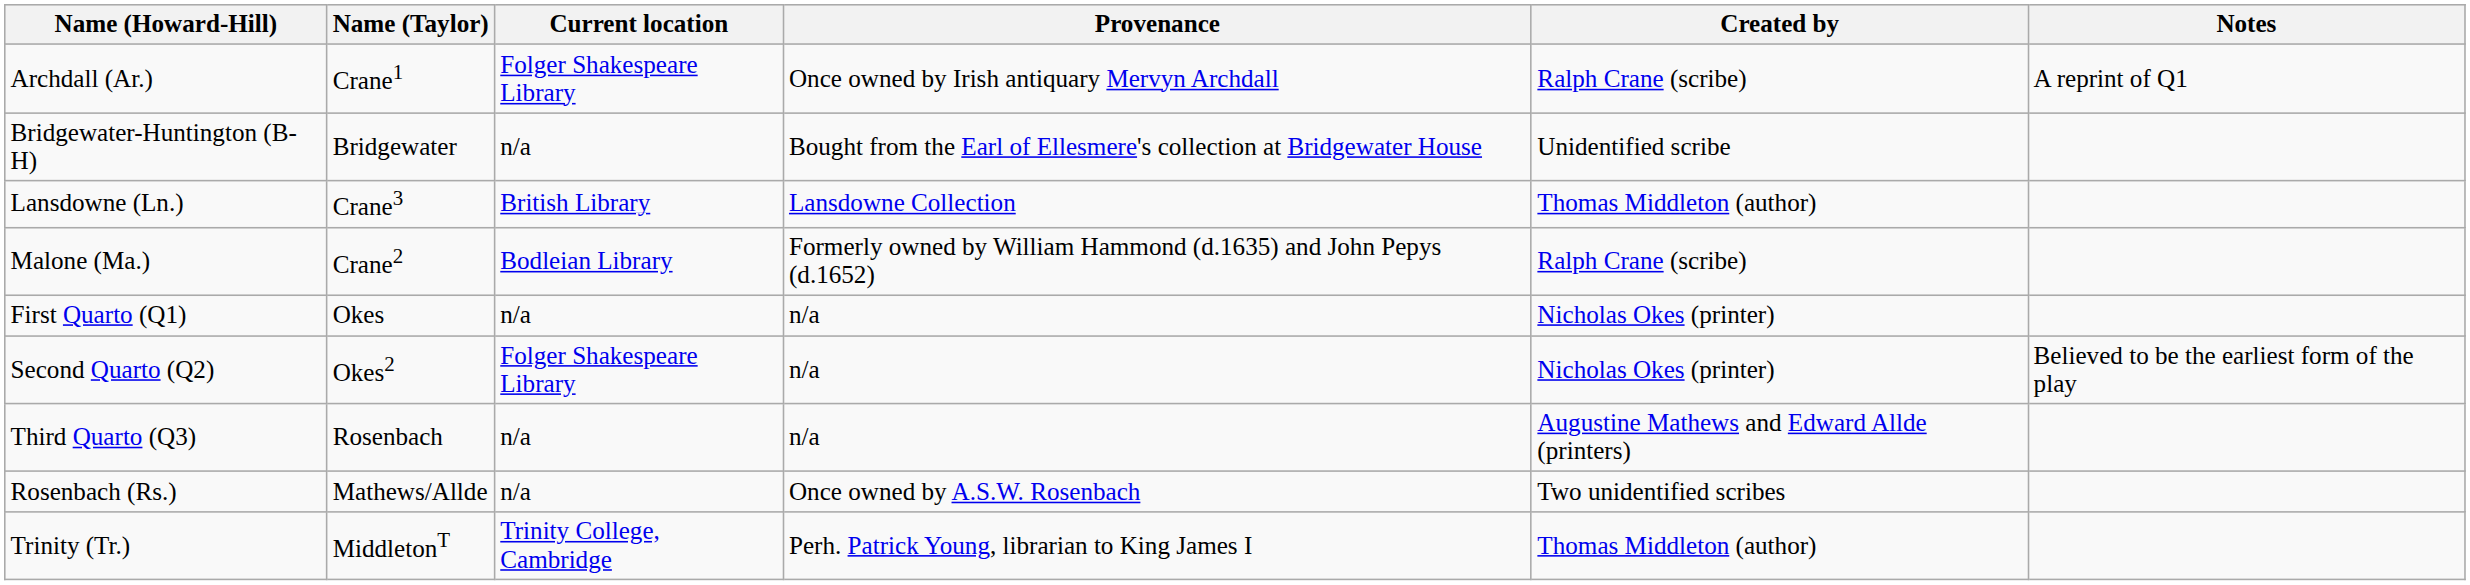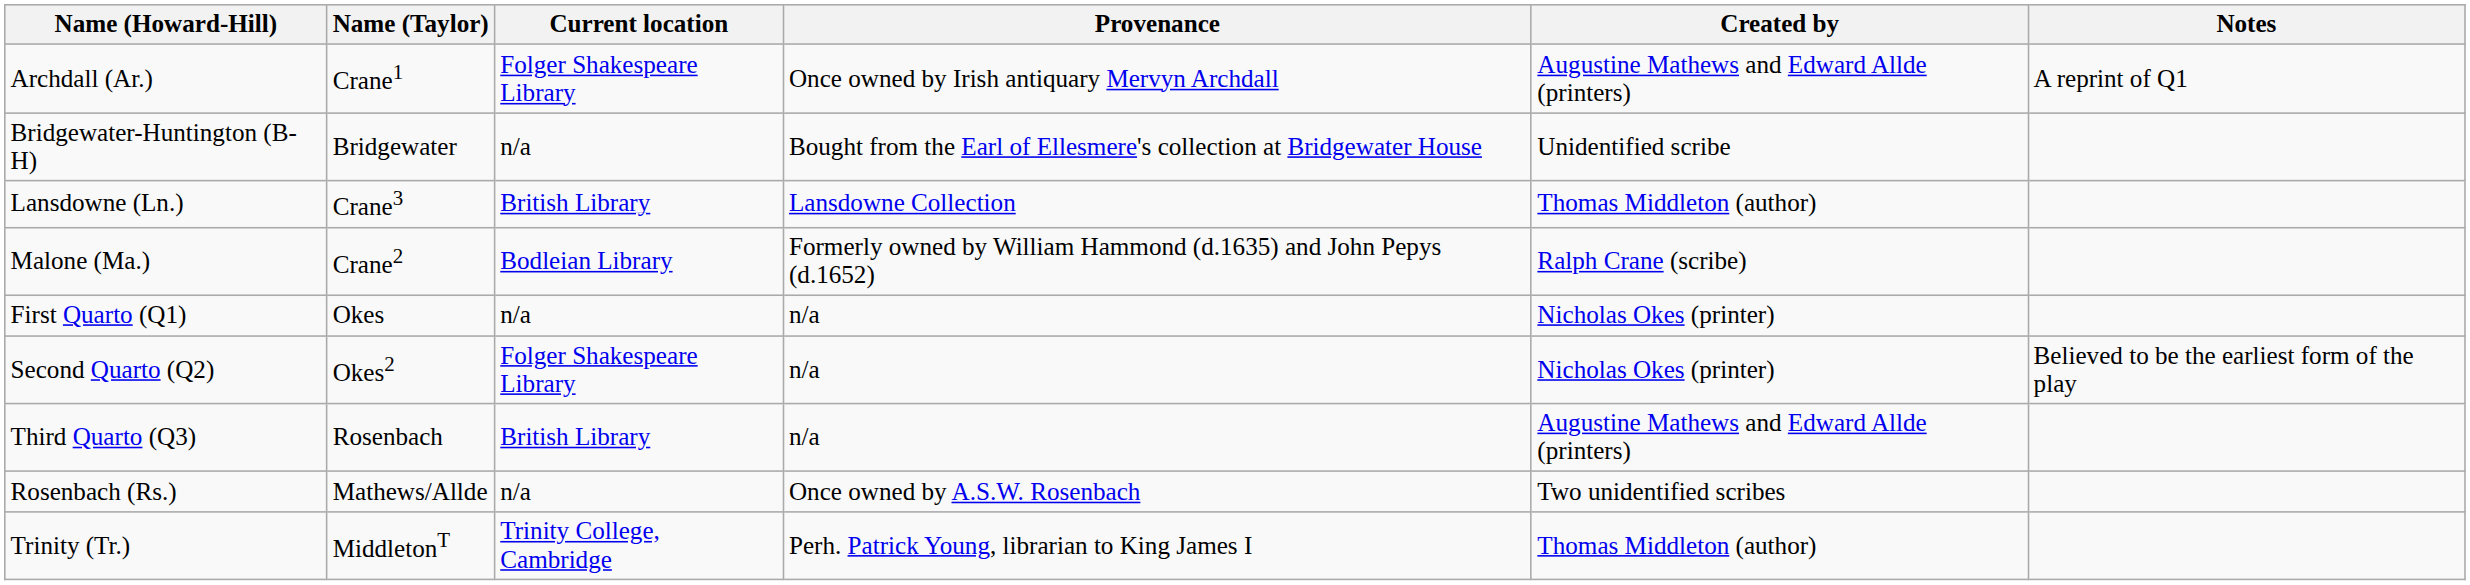(1642, 78) Ralph Crane (scribe) -> (1732, 78) Augustine Mathews and Edward Allde (printers)
(516, 437) n/a -> (575, 437) British Library
